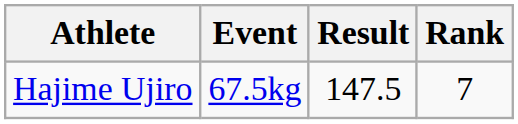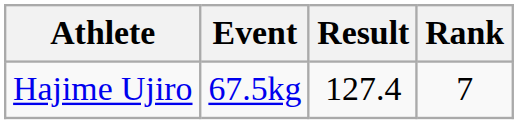(363, 88) 147.5 -> (363, 88) 127.4
